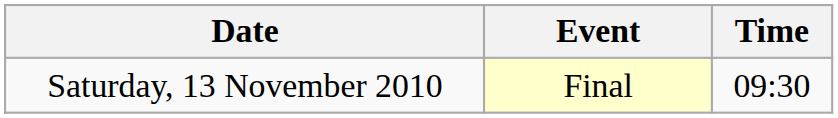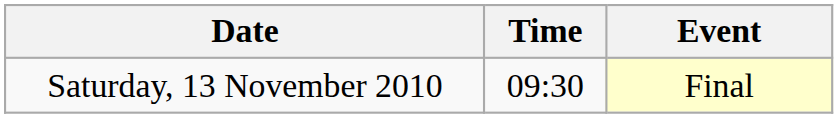columns swapped: (772, 31) <-> (598, 31)
